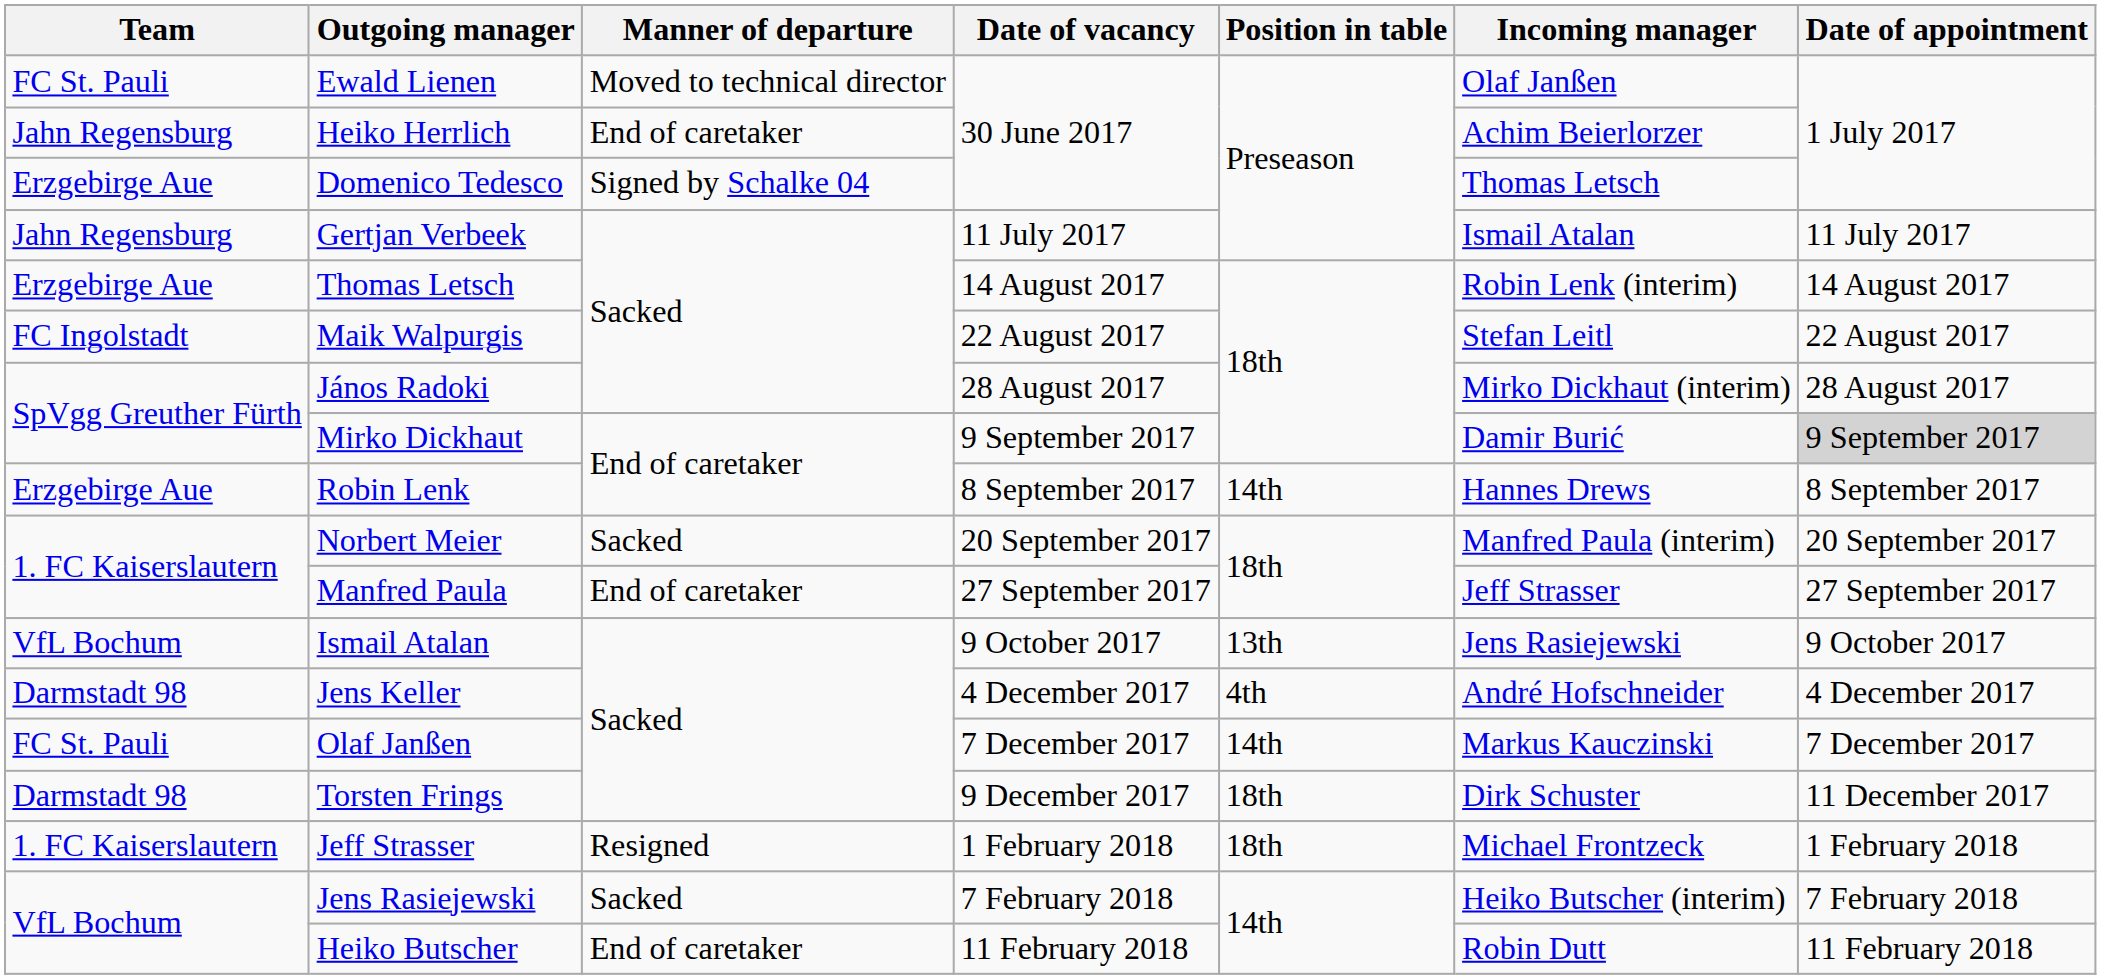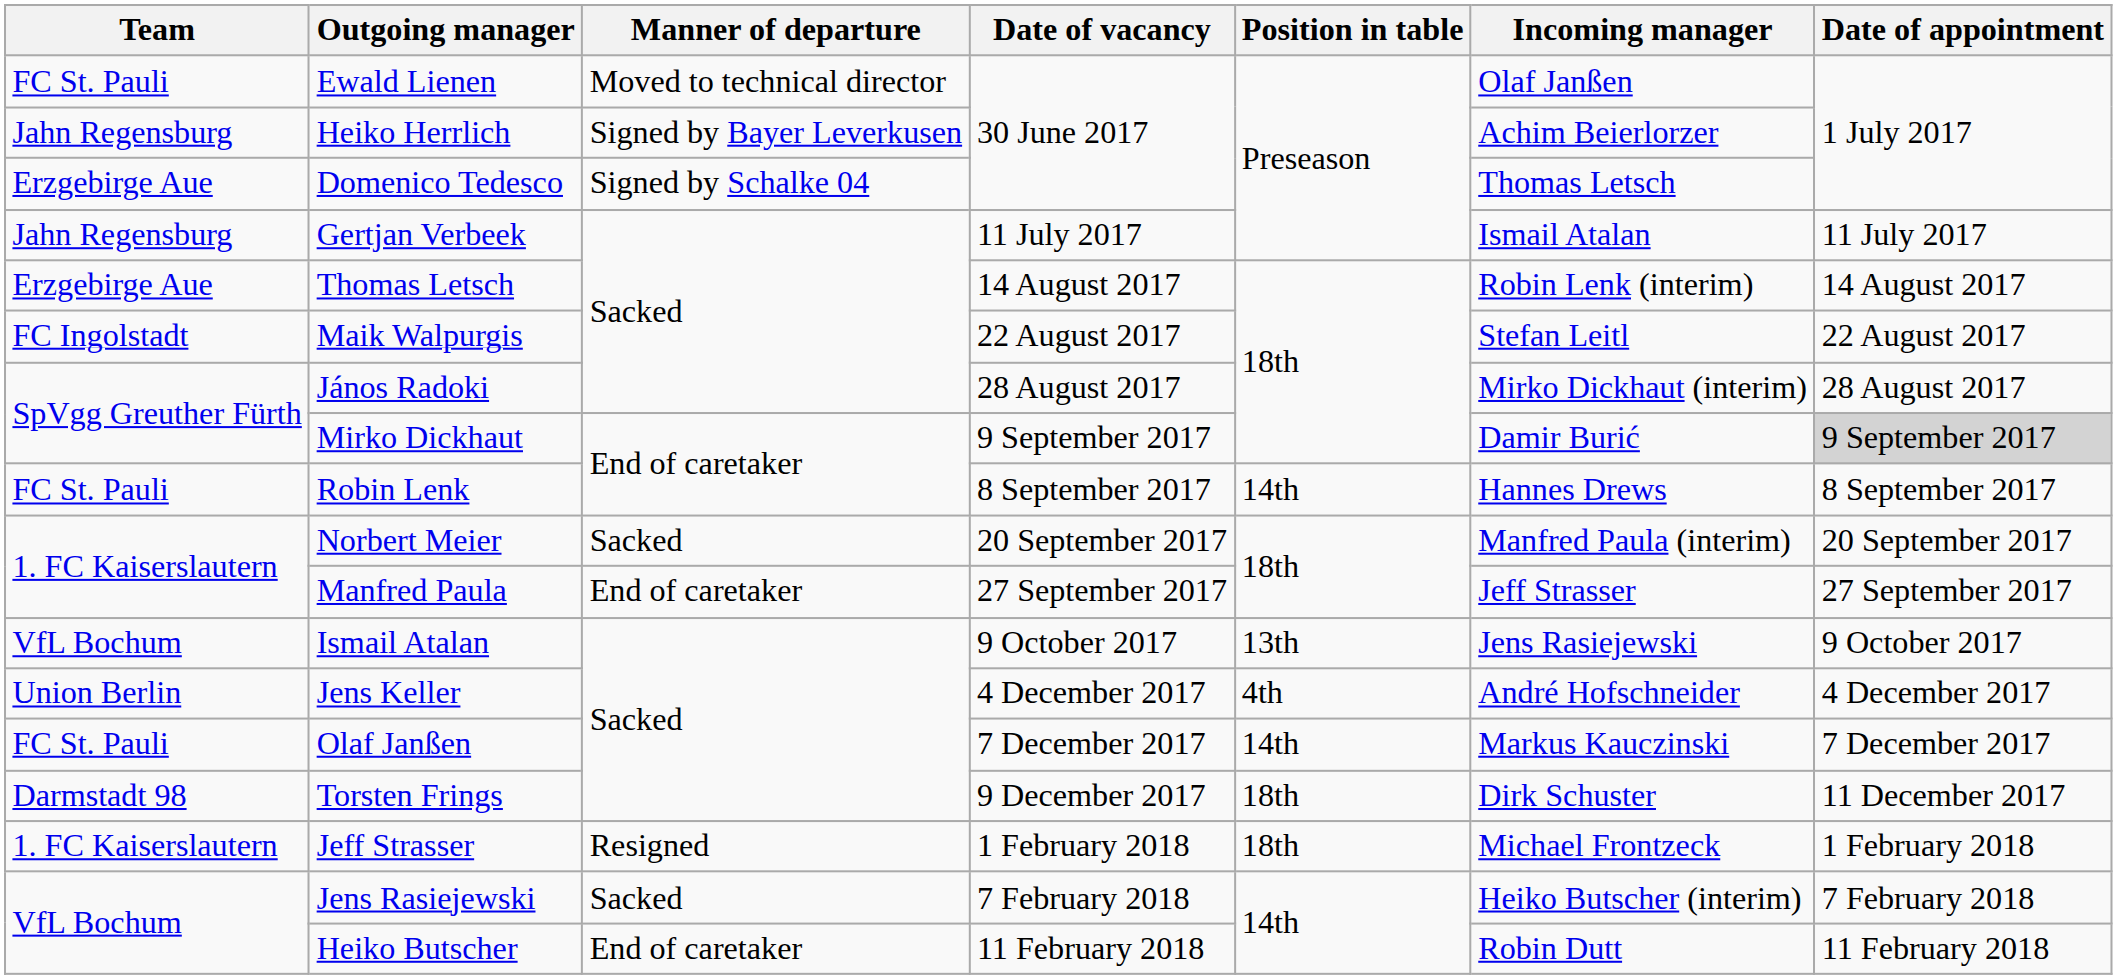(696, 132) End of caretaker -> (776, 132) Signed by Bayer Leverkusen
(113, 489) Erzgebirge Aue -> (91, 489) FC St. Pauli
(100, 693) Darmstadt 98 -> (97, 693) Union Berlin
